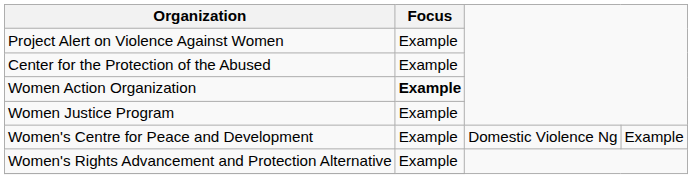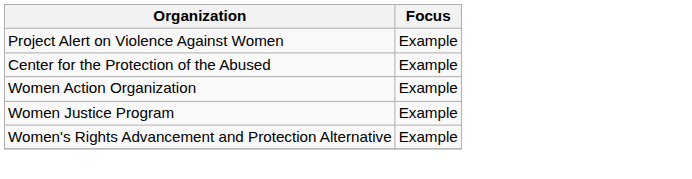(430, 88) bold -> (428, 88) normal
- row: (161, 137)
